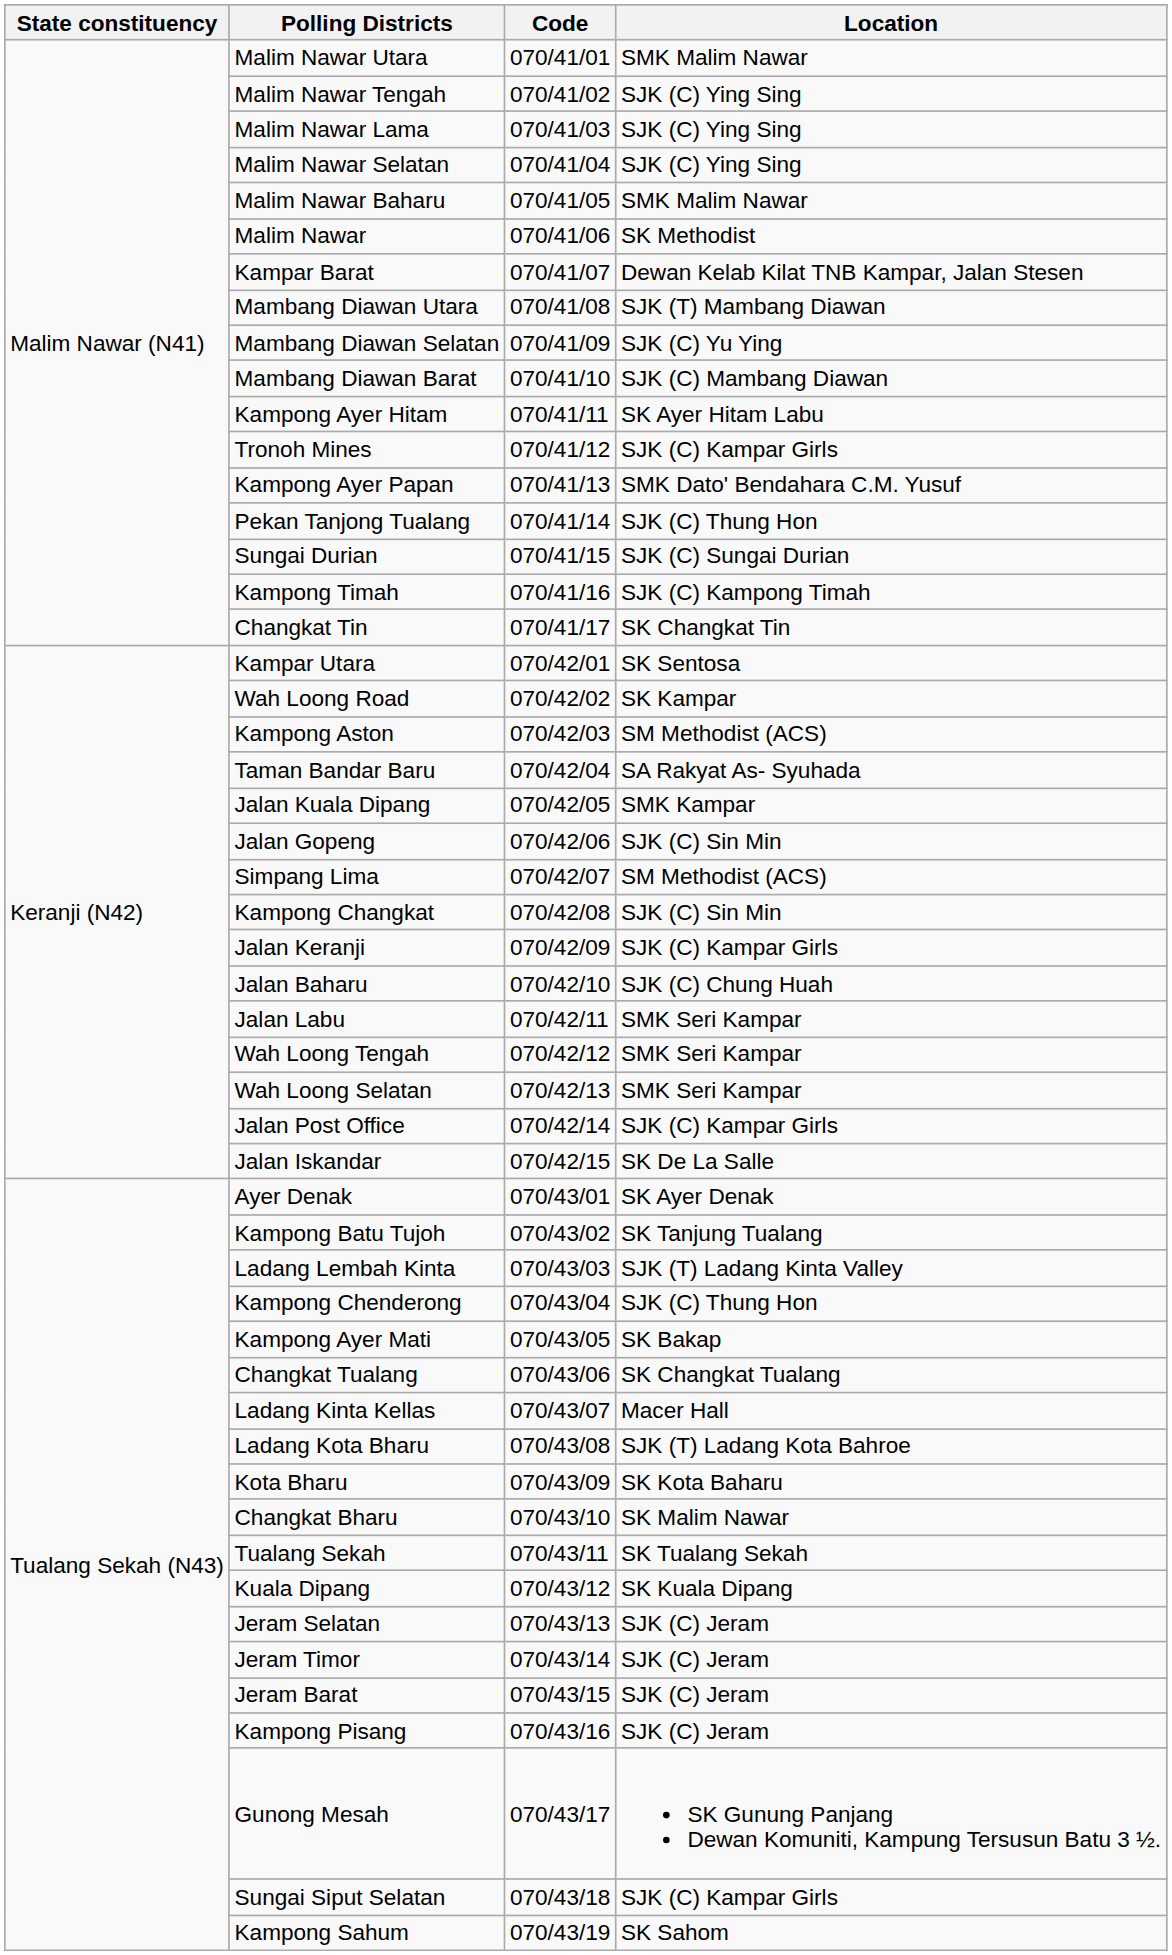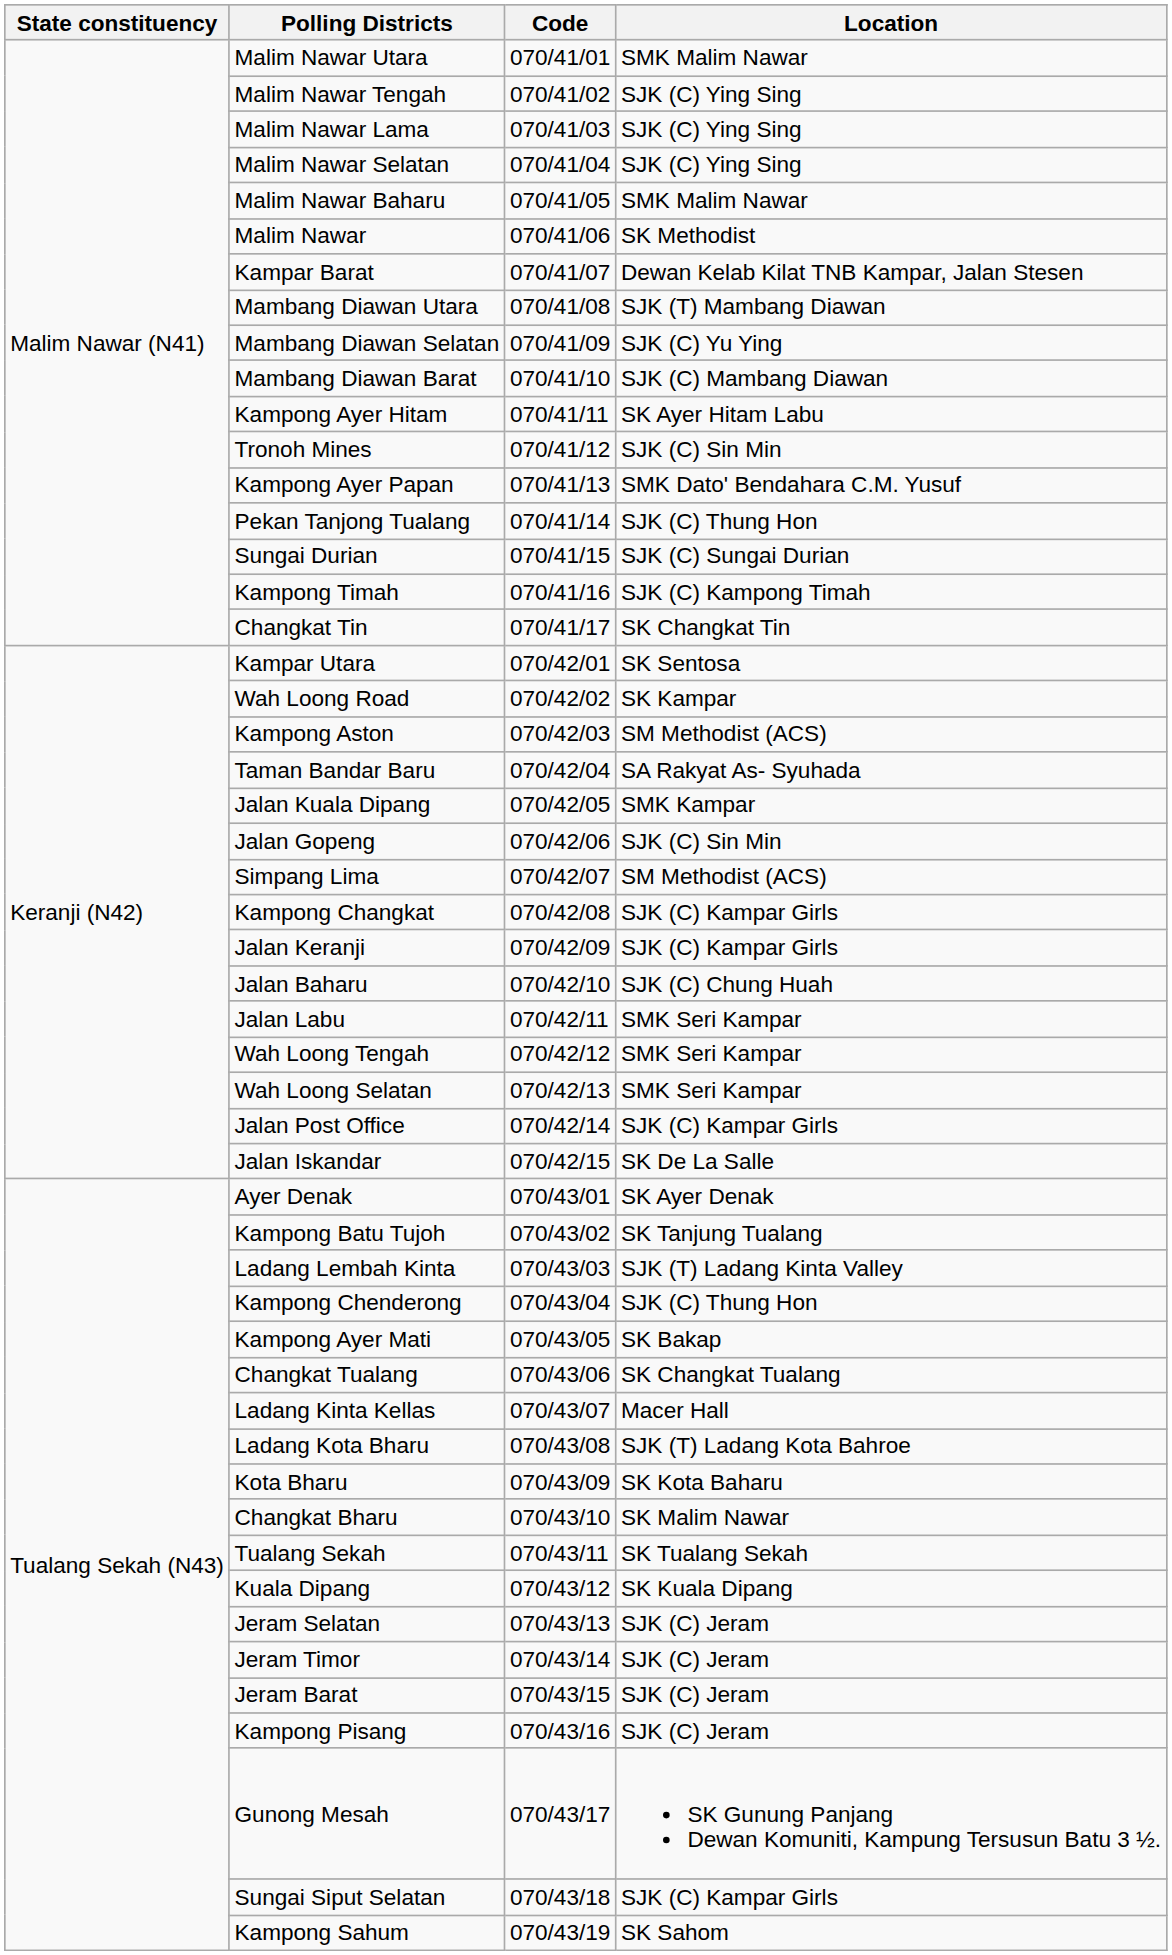(729, 449) SJK (C) Kampar Girls -> (701, 449) SJK (C) Sin Min
(701, 912) SJK (C) Sin Min -> (729, 912) SJK (C) Kampar Girls
